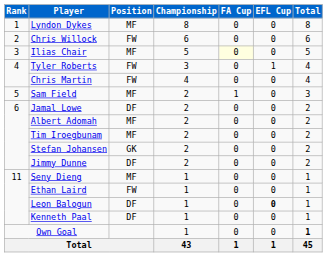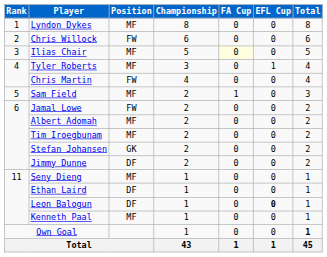(131, 66) FW -> (131, 66) MF
(131, 108) DF -> (131, 108) FW
(131, 190) FW -> (131, 190) DF
(131, 218) DF -> (131, 218) MF
